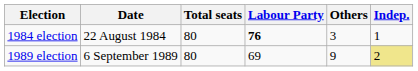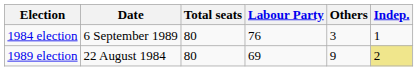(125, 35) 22 August 1984 -> (131, 35) 6 September 1989
(254, 35) bold -> (254, 35) normal
(131, 55) 6 September 1989 -> (125, 55) 22 August 1984
